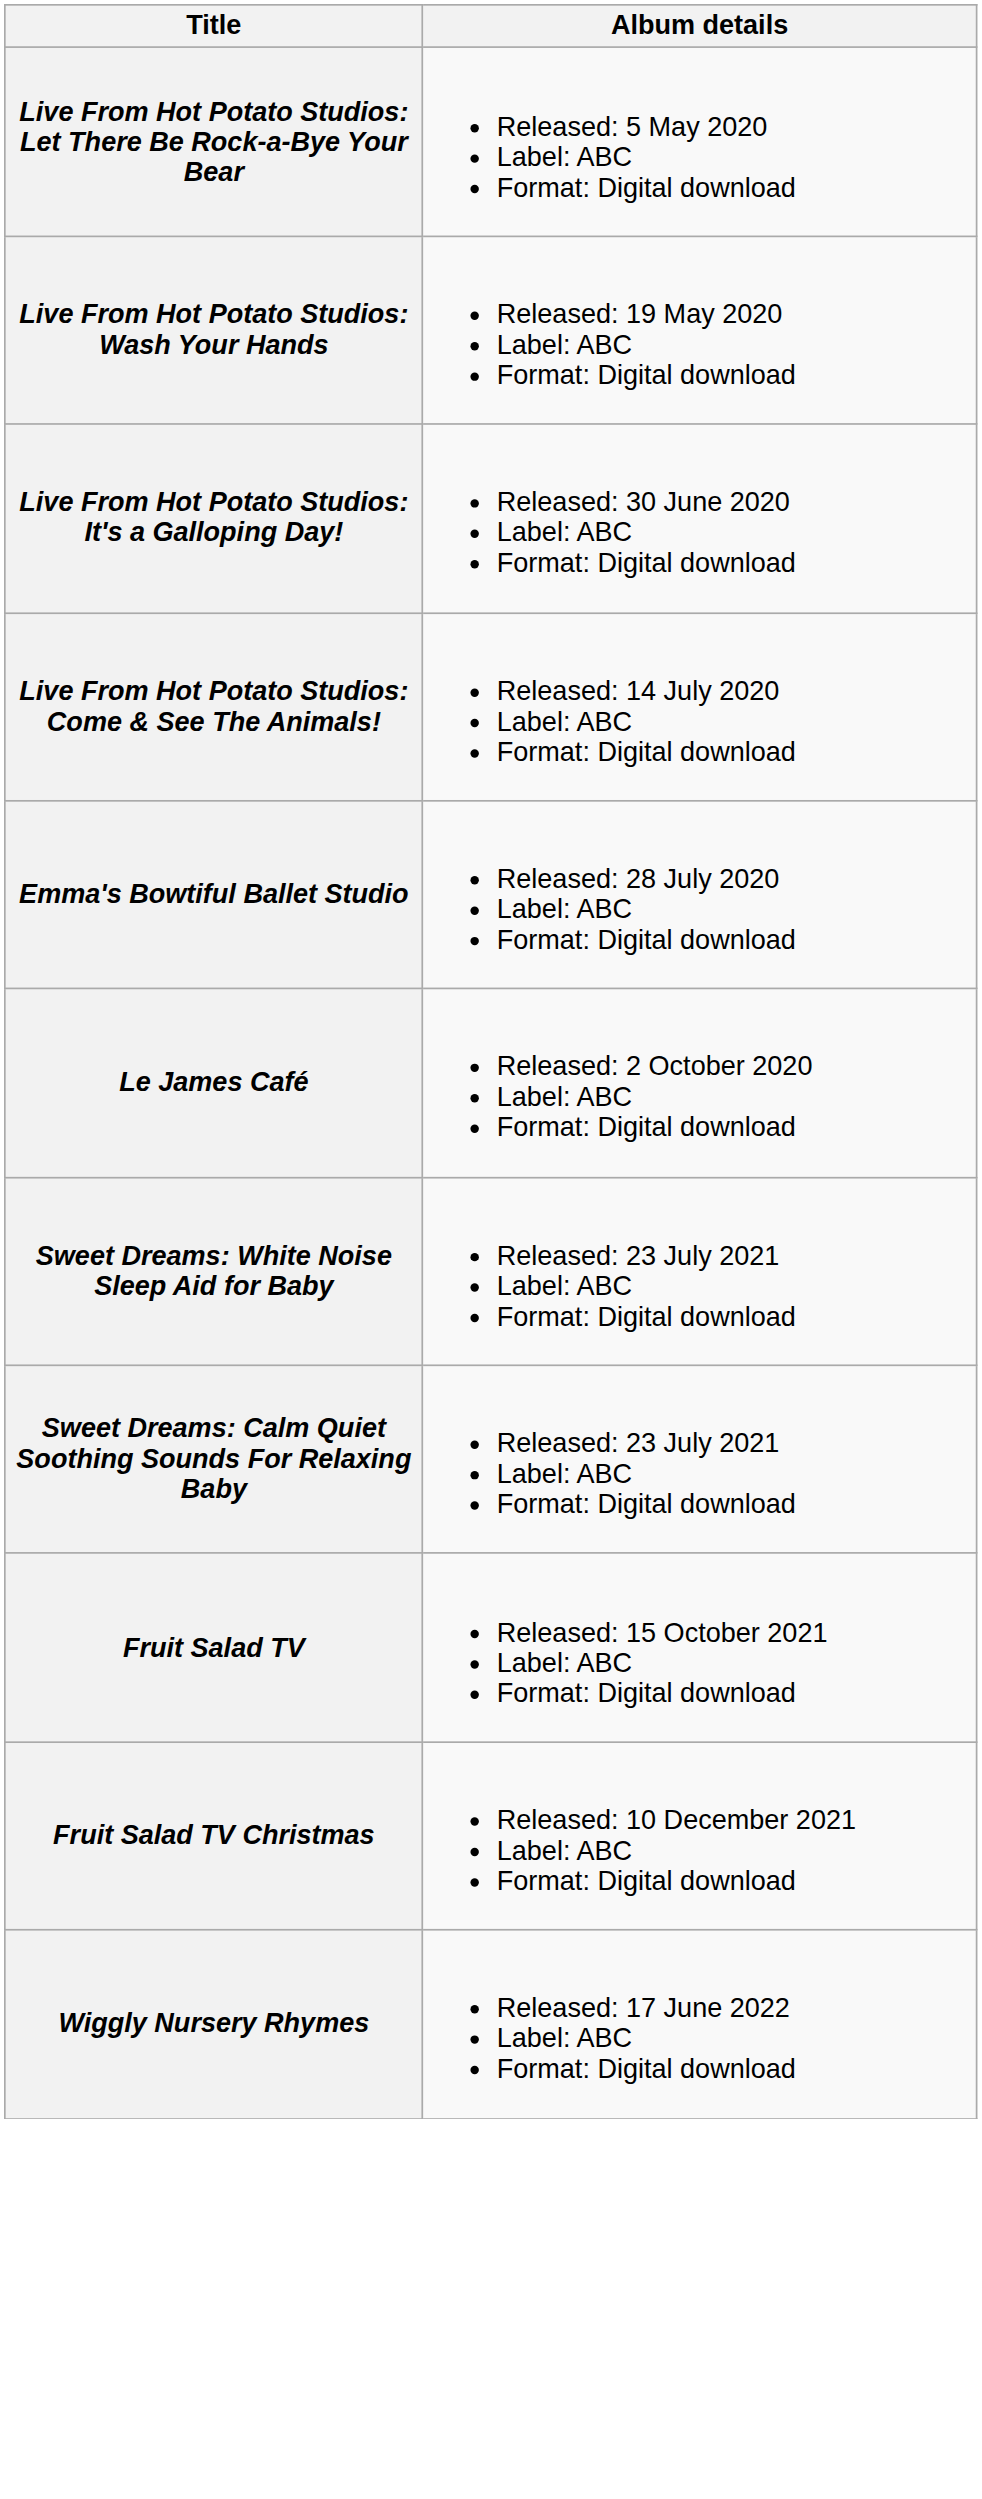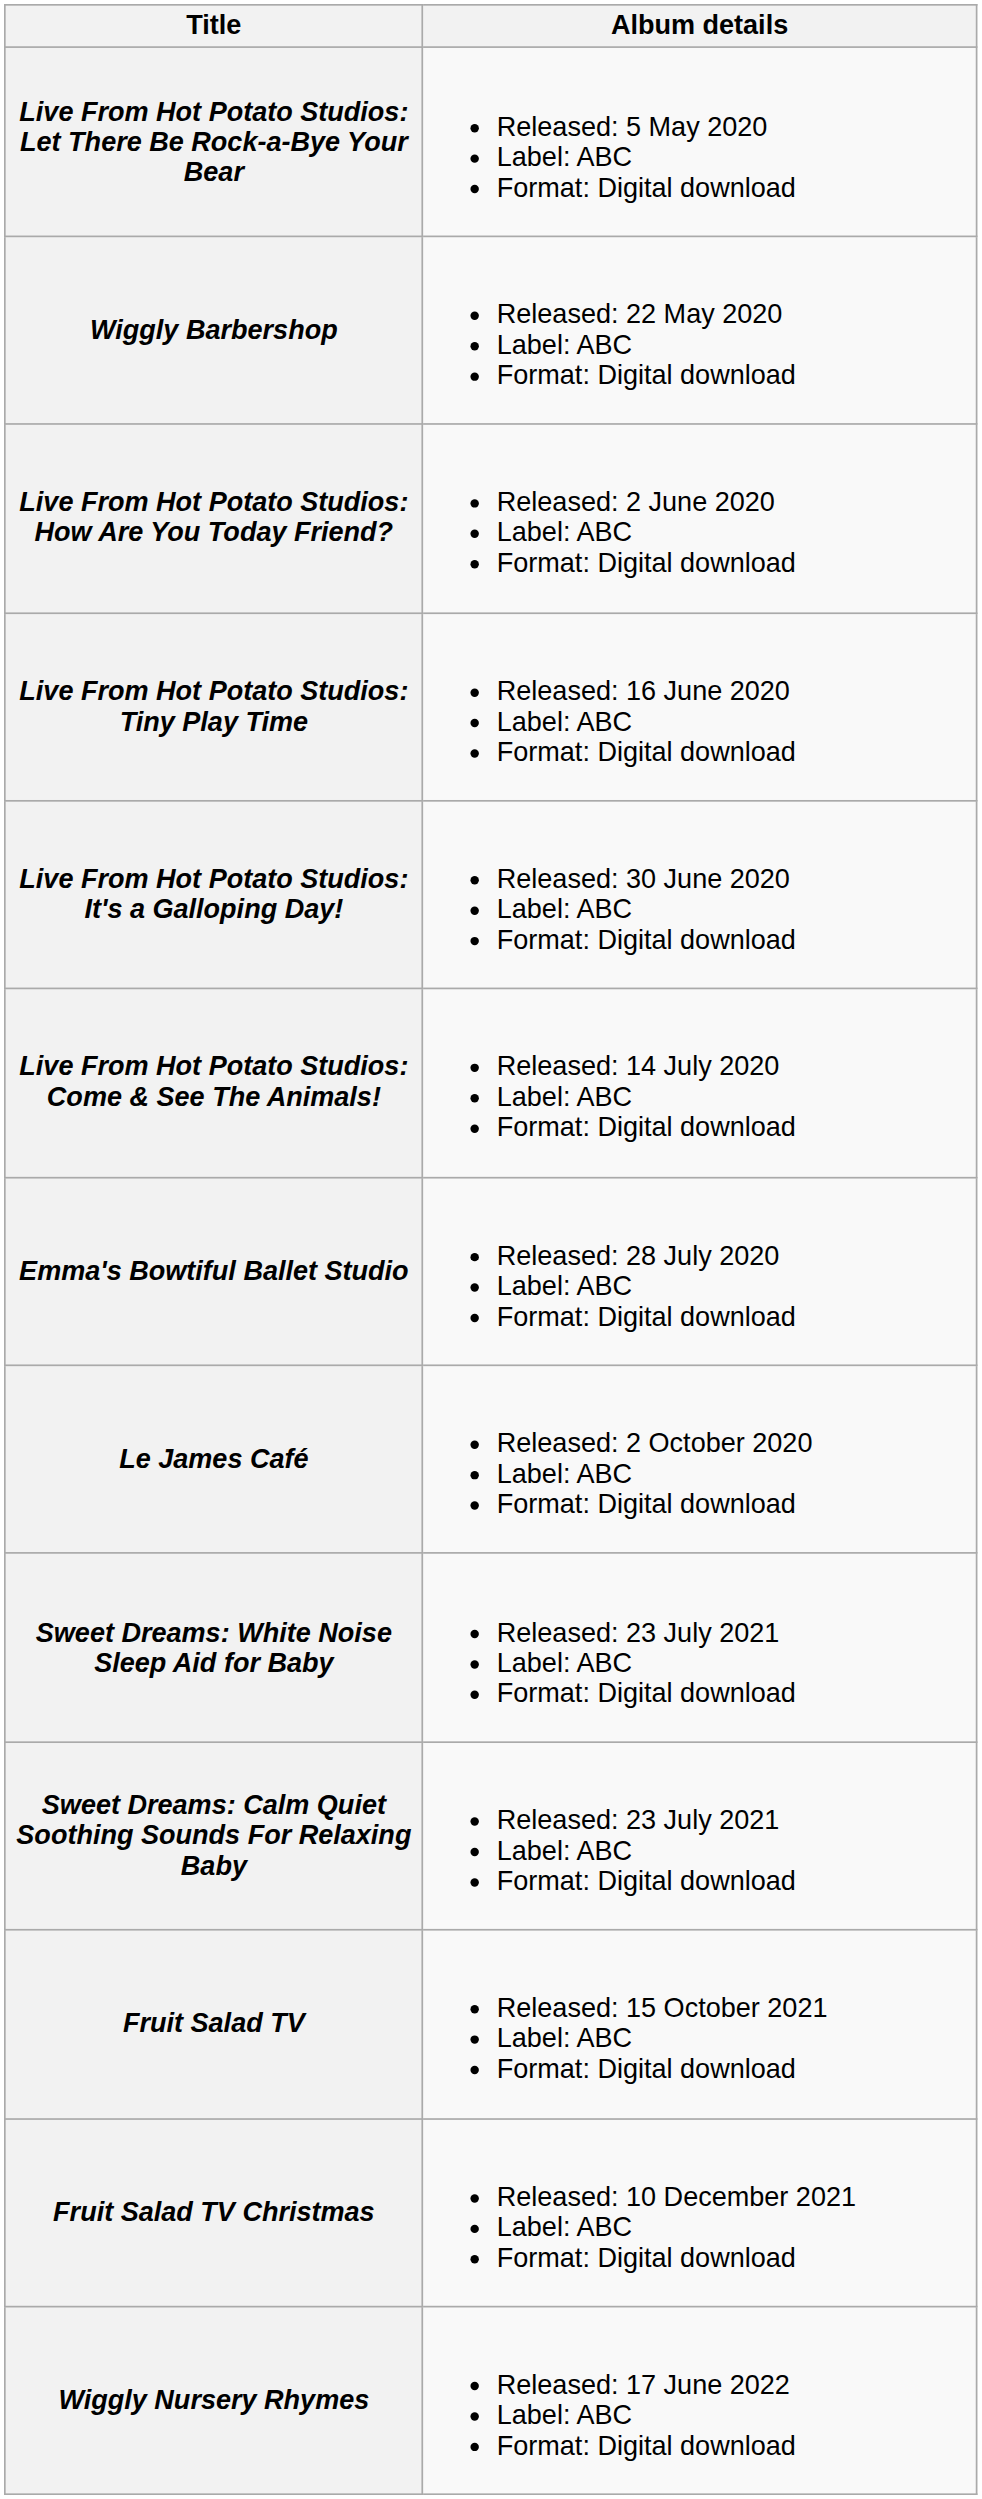- row: (214, 329)
+ row: (214, 329)
+ row: (214, 517)
+ row: (214, 706)
